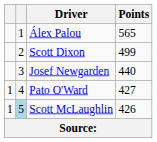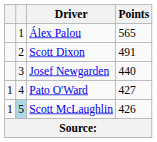(127, 52) 499 -> (127, 52) 491
